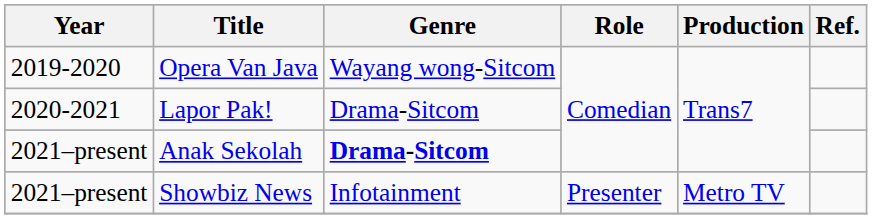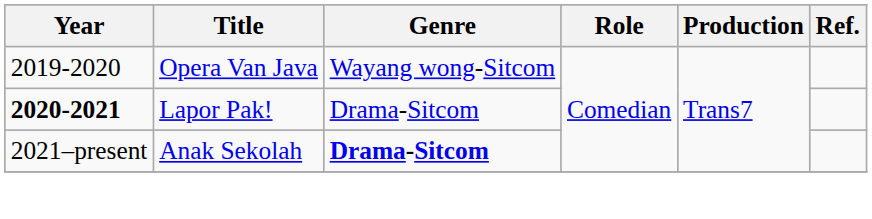(66, 109) normal -> (66, 109) bold
- row: (236, 193)
